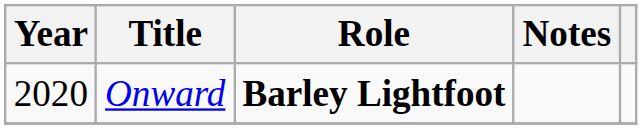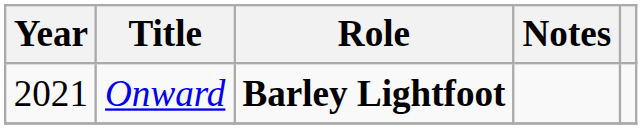(51, 92) 2020 -> (51, 92) 2021
